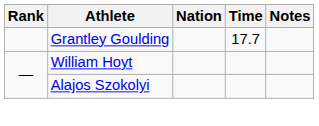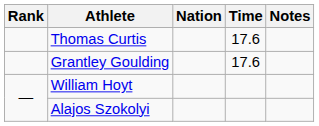+ row: (98, 39)
(246, 39) 17.7 -> (246, 62) 17.6
